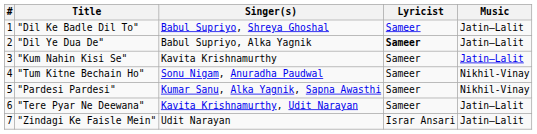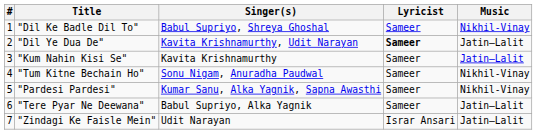(492, 28) Jatin–Lalit -> (495, 28) Nikhil-Vinay
(236, 44) Babul Supriyo, Alka Yagnik -> (259, 44) Kavita Krishnamurthy, Udit Narayan
(259, 106) Kavita Krishnamurthy, Udit Narayan -> (236, 106) Babul Supriyo, Alka Yagnik
